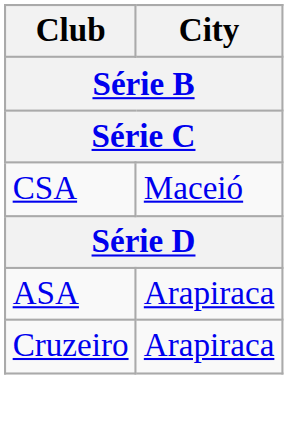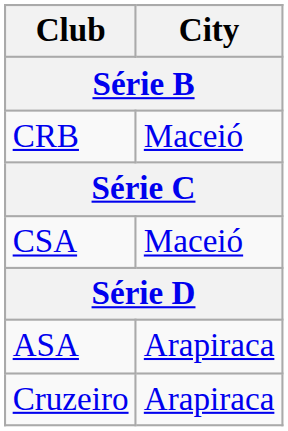+ row: (46, 135)
